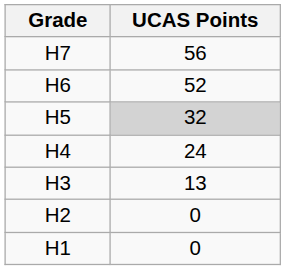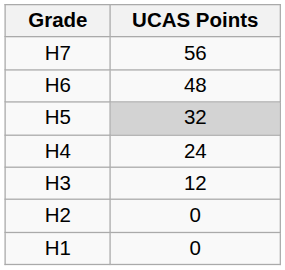(195, 85) 52 -> (195, 85) 48
(195, 183) 13 -> (195, 183) 12
